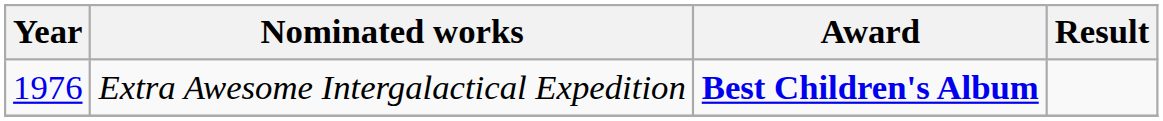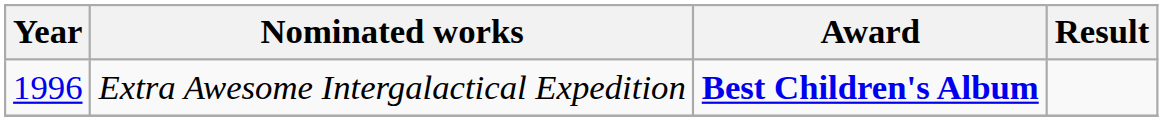(48, 87) 1976 -> (48, 87) 1996
